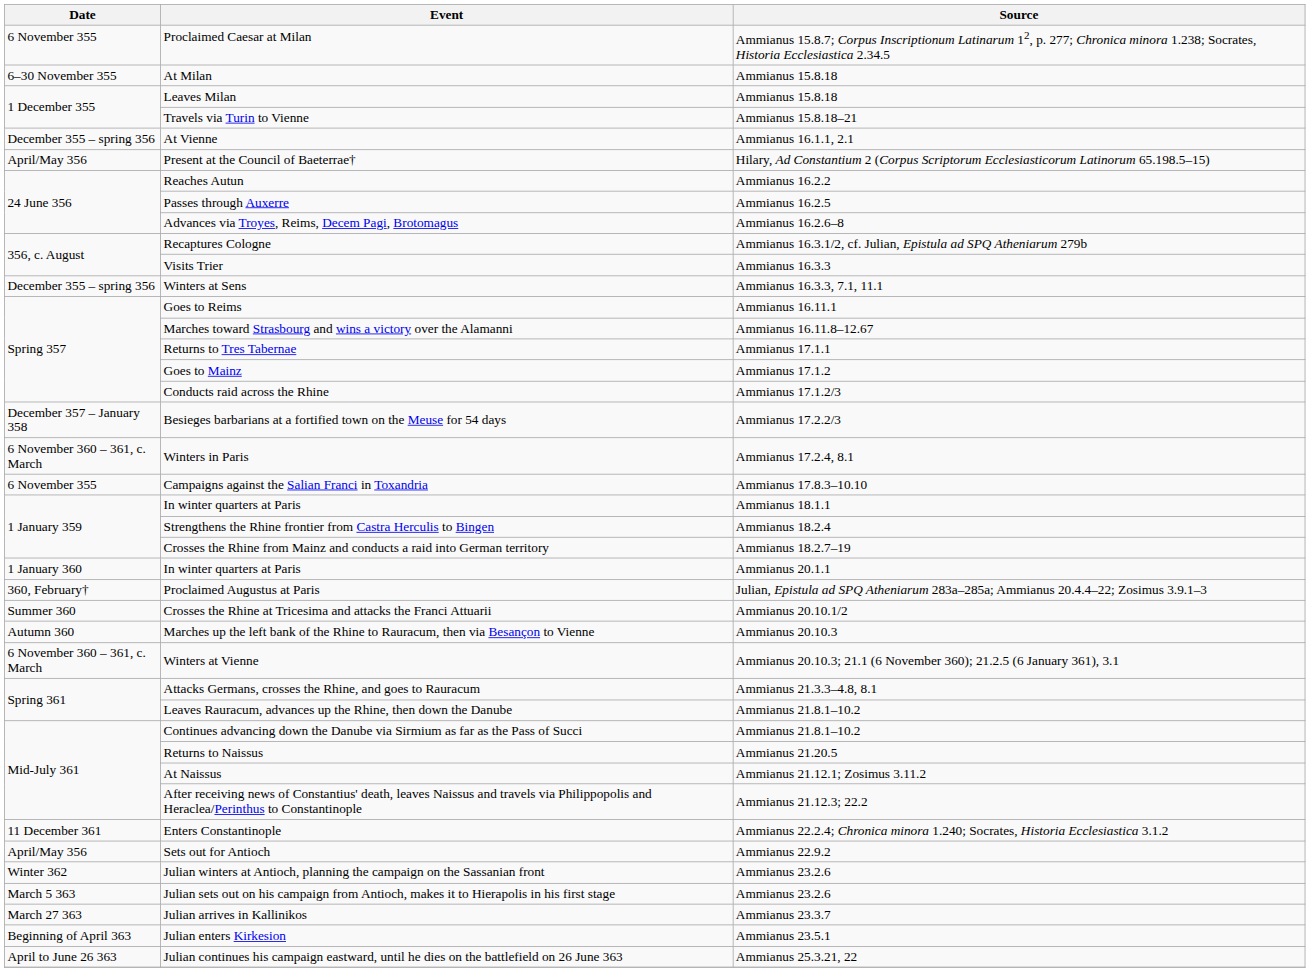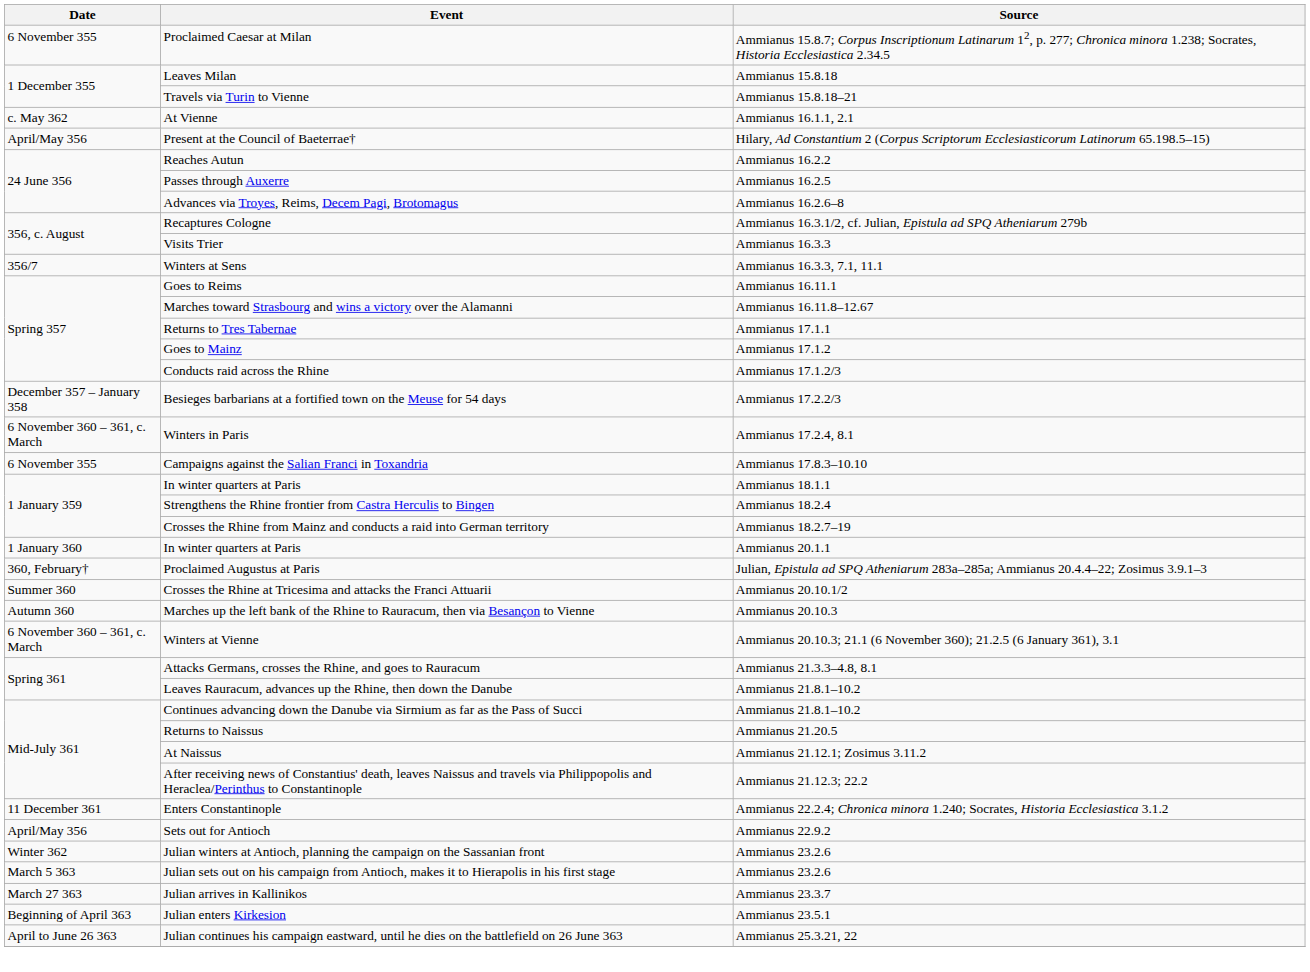- row: (188, 75)
(81, 138) December 355 – spring 356 -> (38, 117) c. May 362
(81, 286) December 355 – spring 356 -> (23, 265) 356/7
